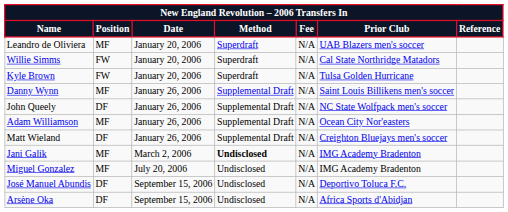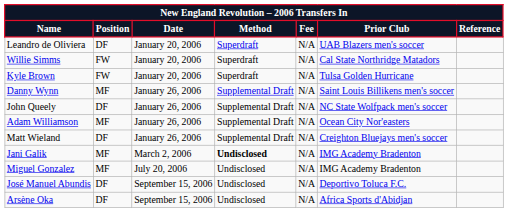(102, 45) MF -> (102, 45) DF
